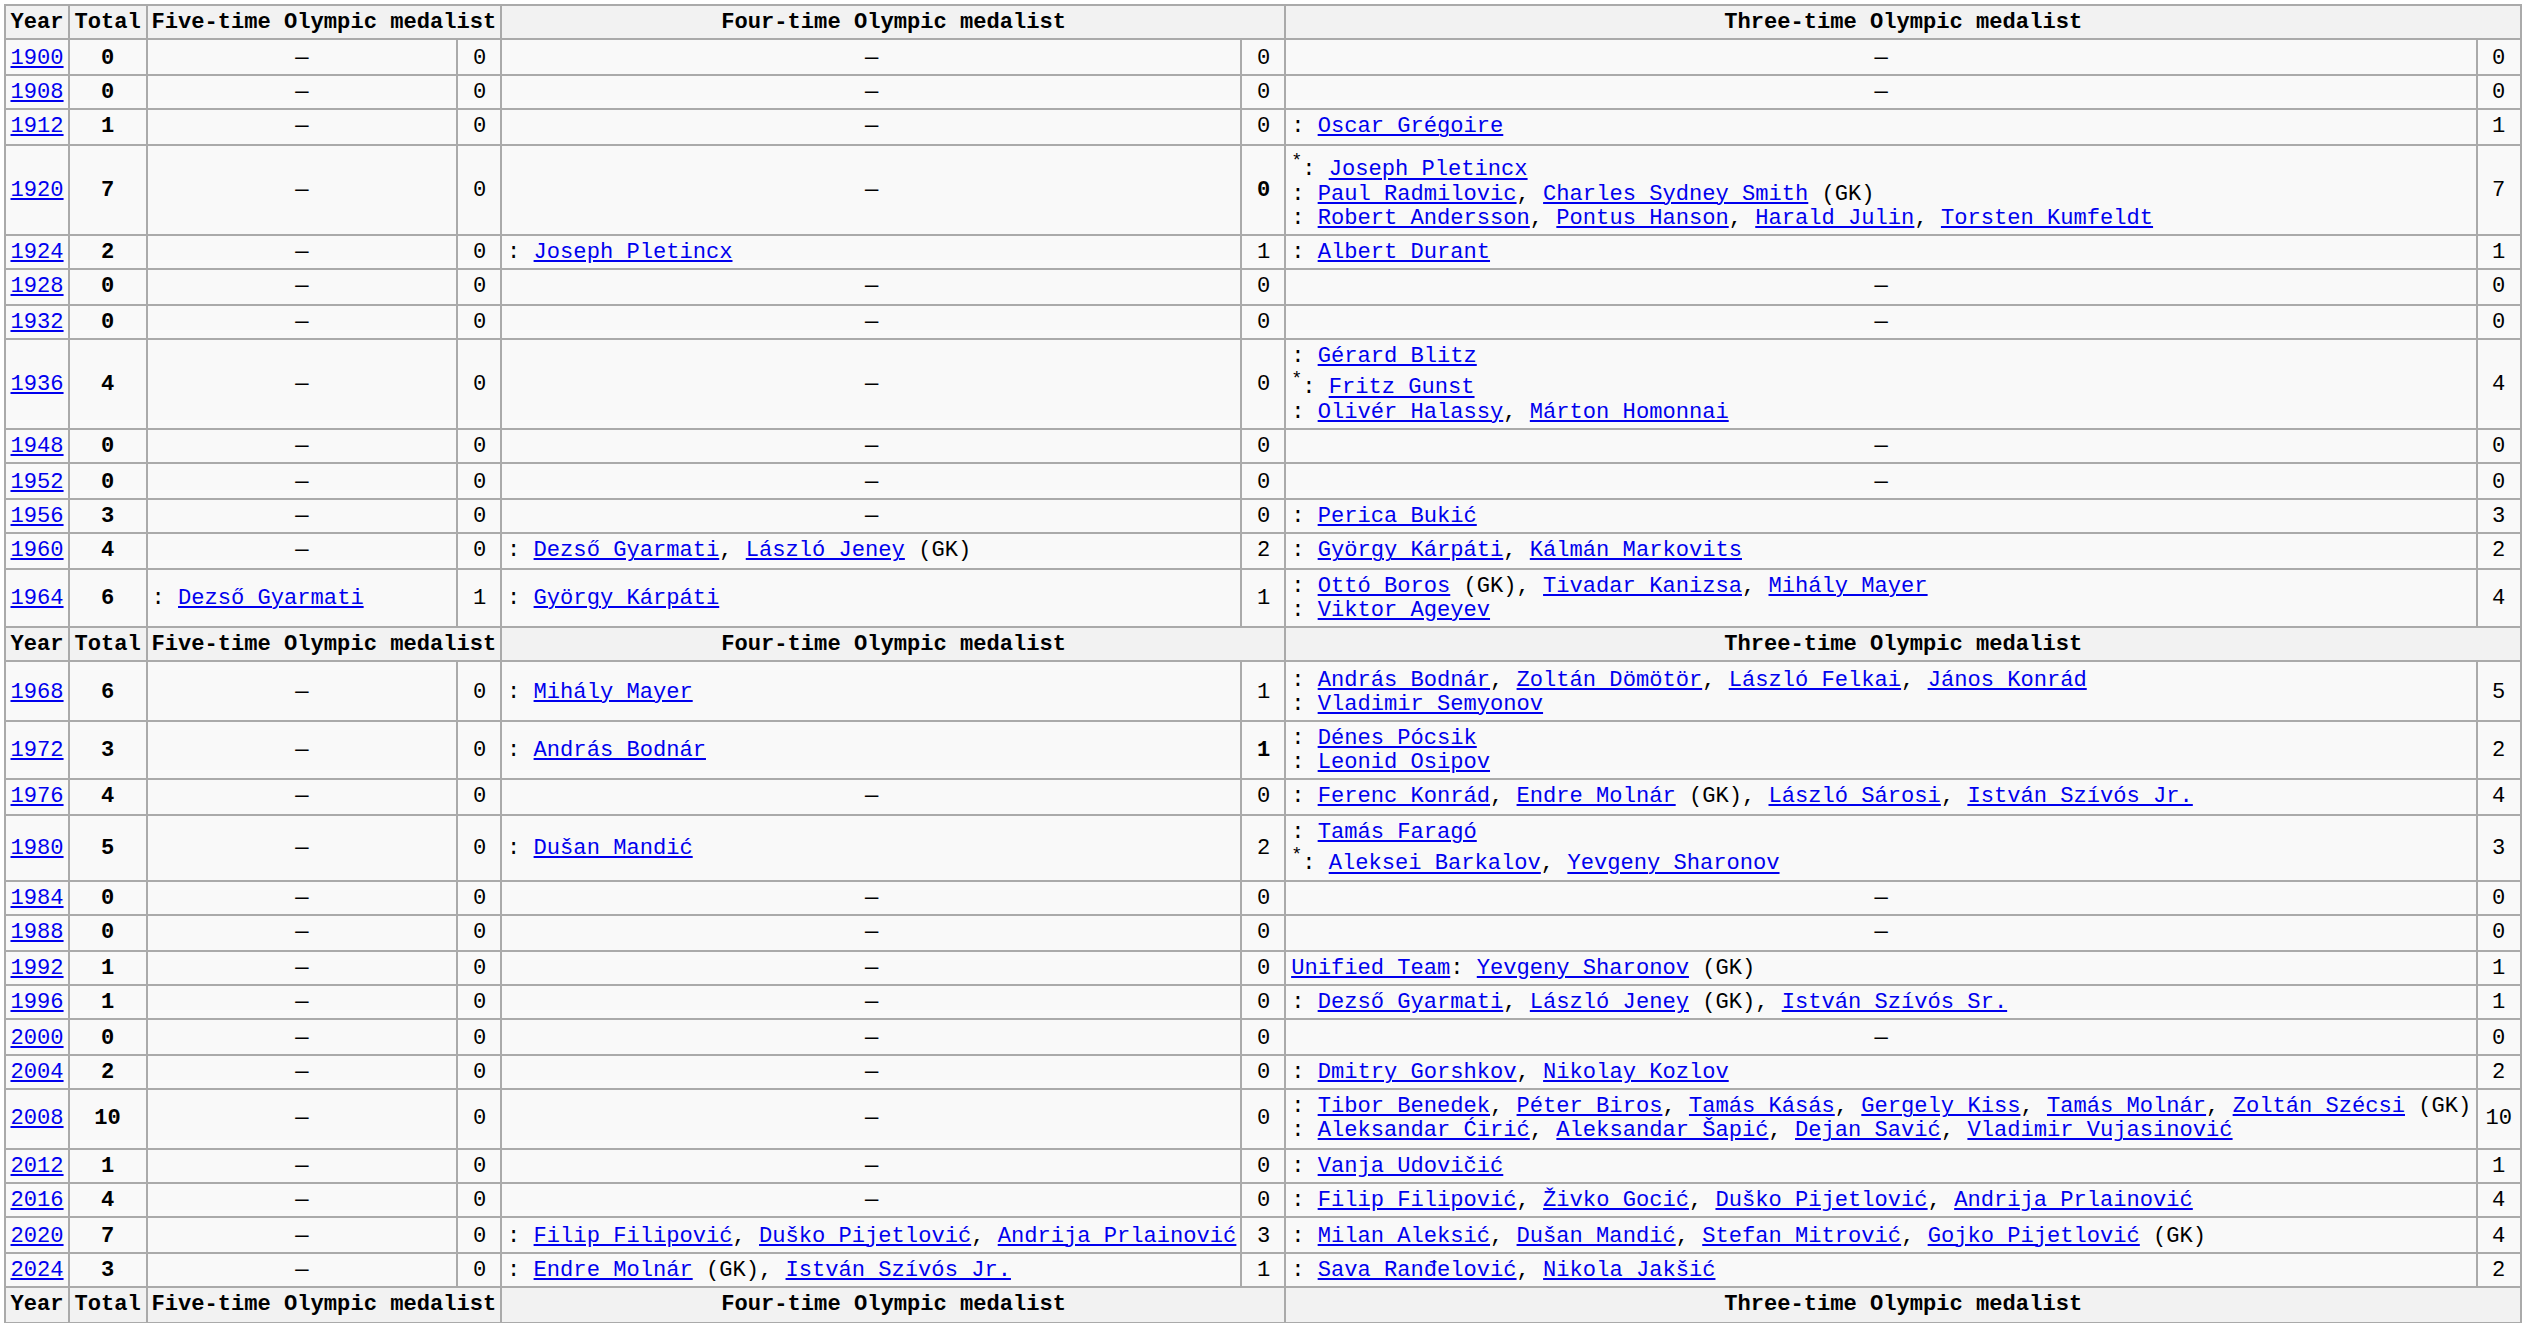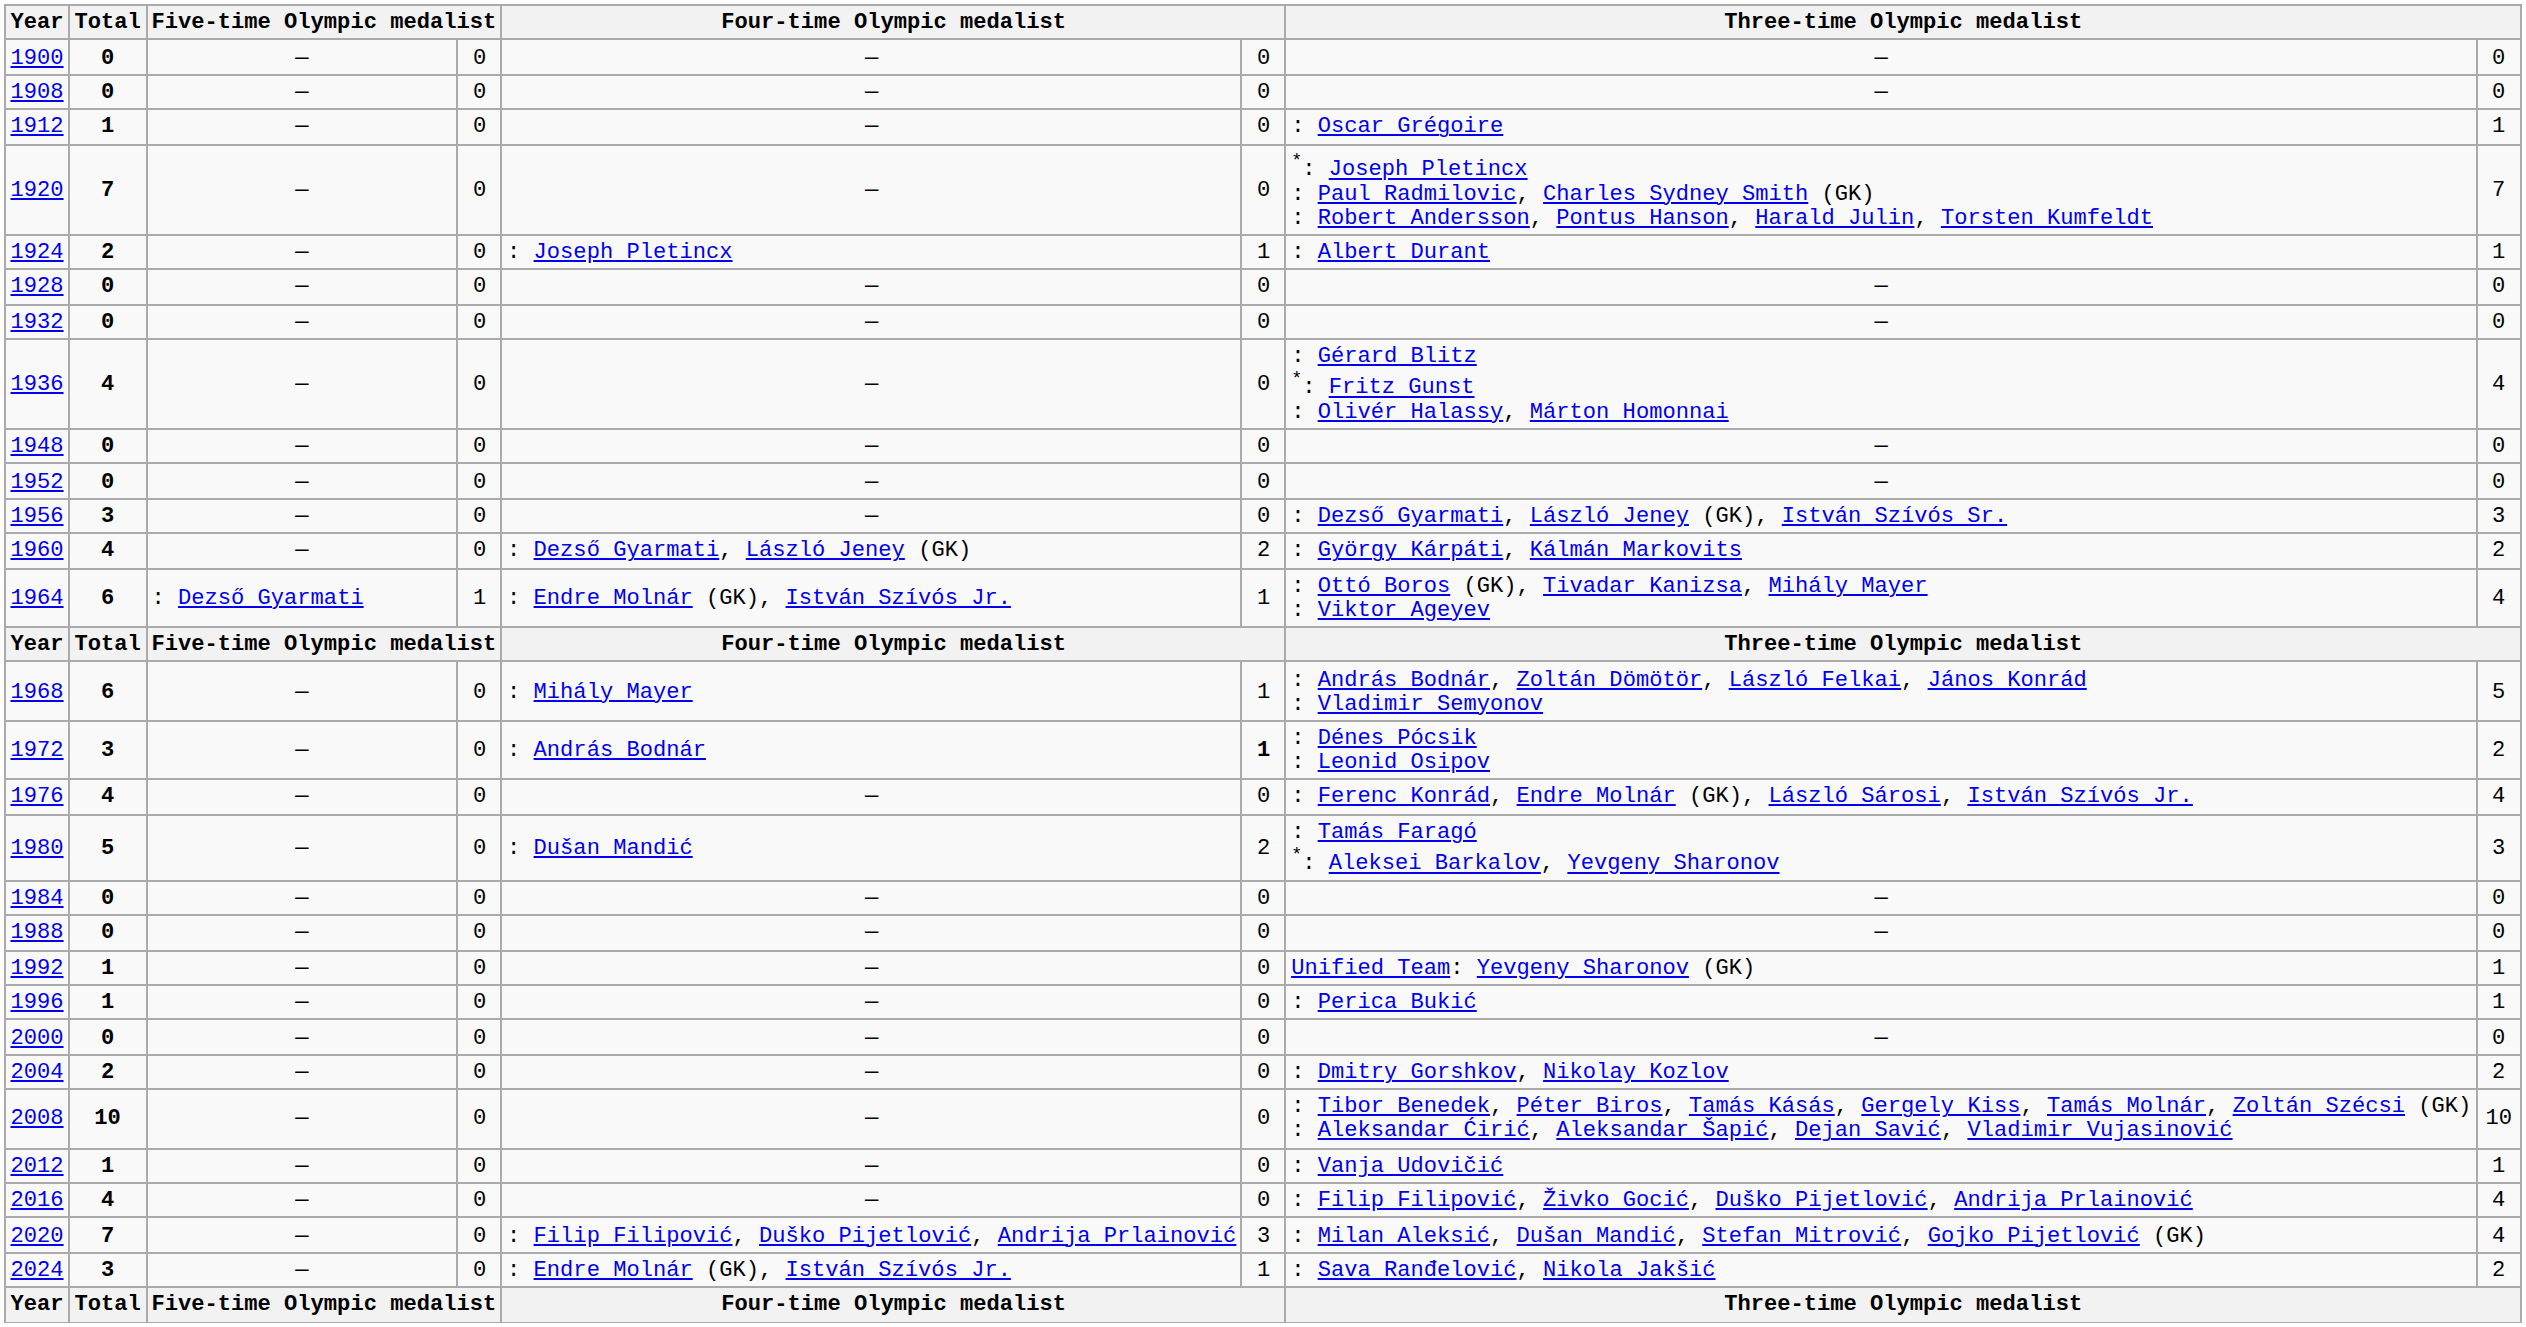(1264, 189) bold -> (1264, 189) normal
(1384, 516) : Perica Bukić -> (1649, 516) : Dezső Gyarmati, László Jeney (GK), István Szívós Sr.
(613, 598) : György Kárpáti -> (759, 598) : Endre Molnár (GK), István Szívós Jr.
(1649, 1002) : Dezső Gyarmati, László Jeney (GK), István Szívós Sr. -> (1384, 1002) : Perica Bukić
